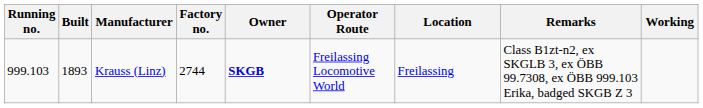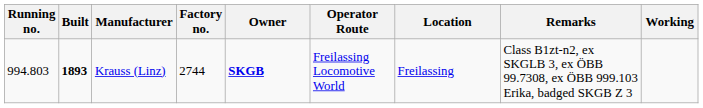(28, 70) 999.103 -> (28, 70) 994.803
(74, 70) normal -> (74, 70) bold
